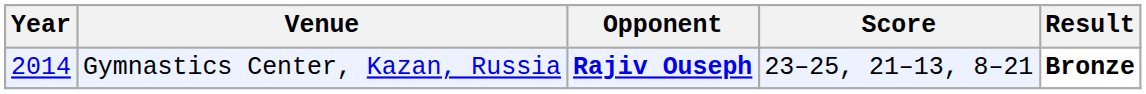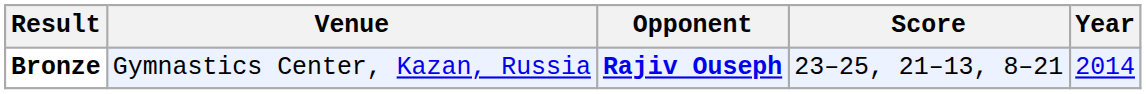columns swapped: (41, 26) <-> (1090, 26)
